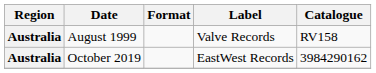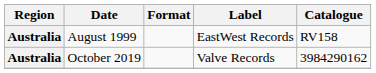(236, 36) Valve Records -> (245, 36) EastWest Records
(245, 57) EastWest Records -> (236, 57) Valve Records
